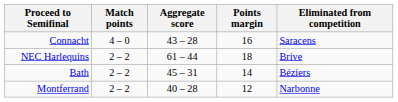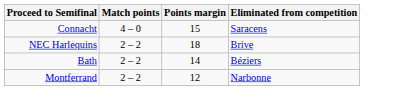- column: (182, 18)
(247, 40) 16 -> (195, 28) 15
